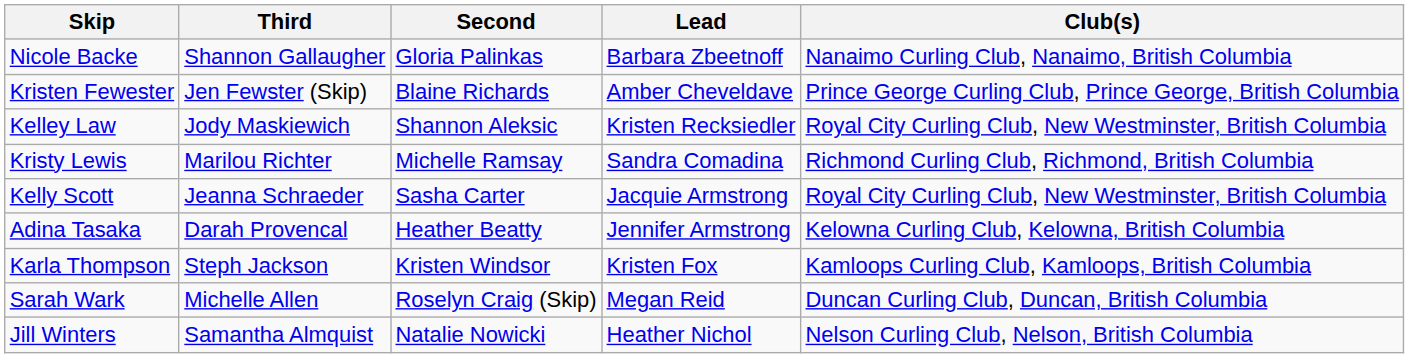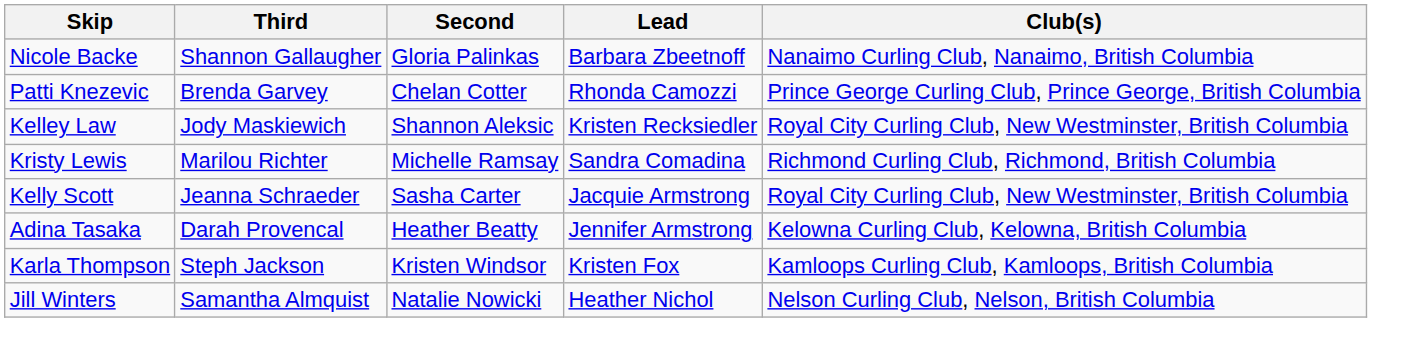- row: (92, 91)
+ row: (79, 91)
- row: (67, 299)
